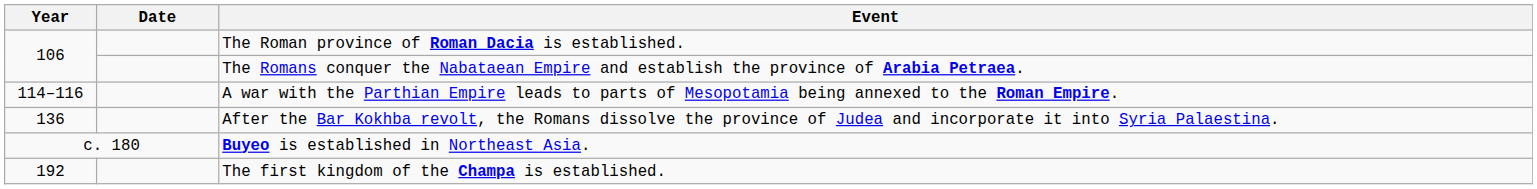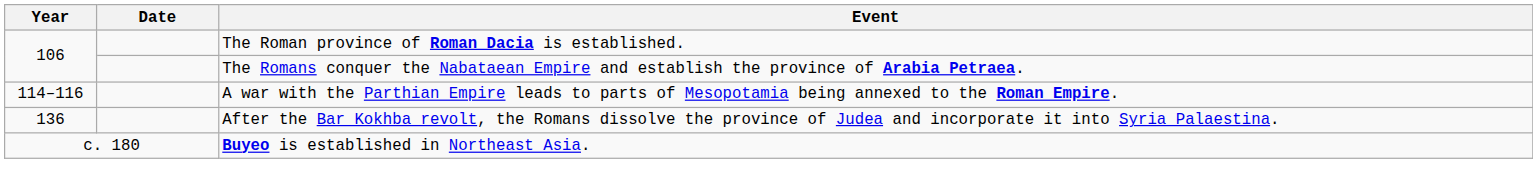- row: (444, 171)
